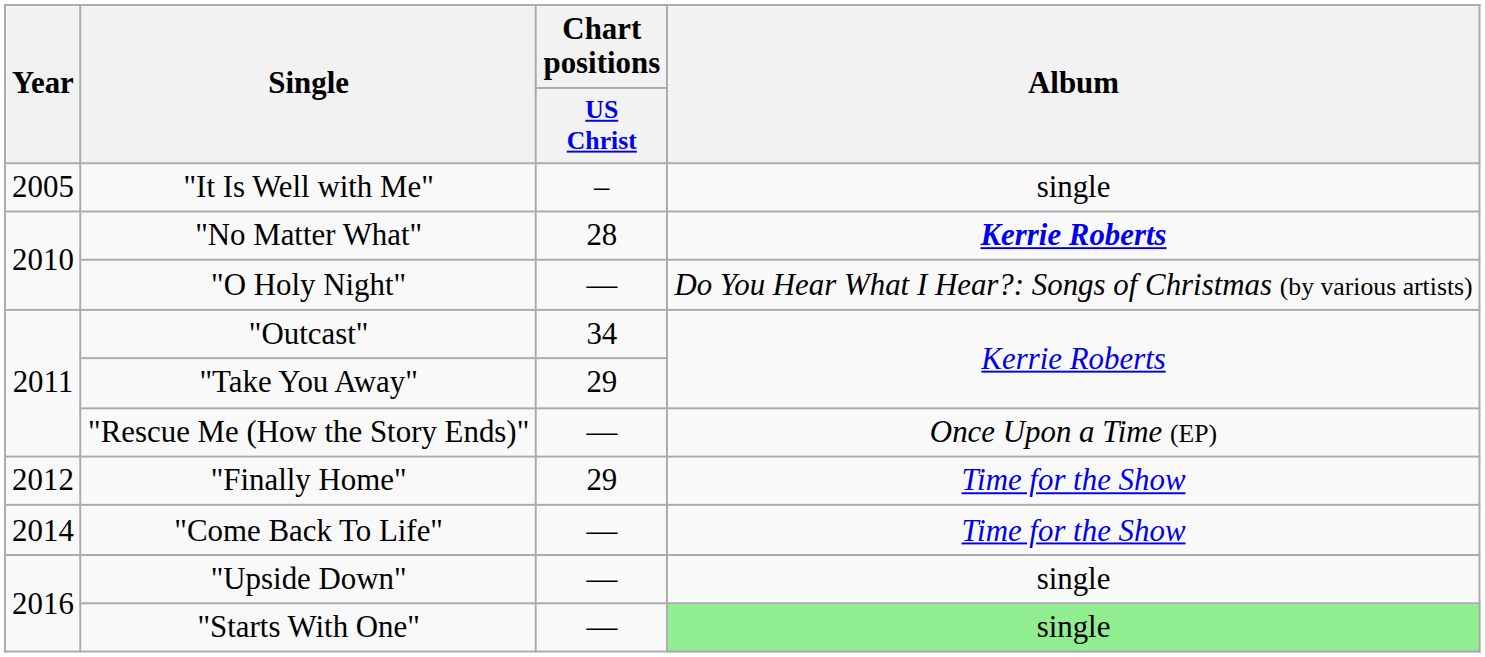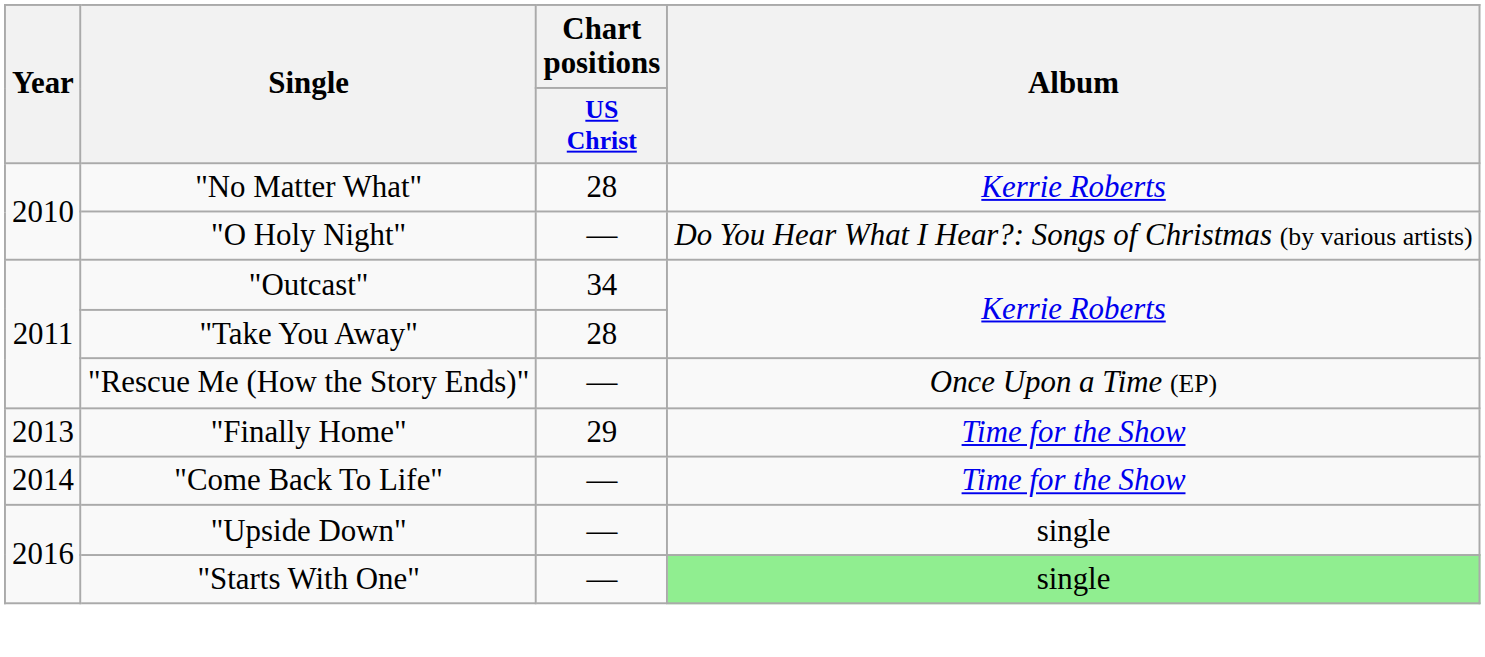- row: (309, 186)
(1074, 235) bold -> (1074, 186) normal
(602, 382) 29 -> (602, 333) 28
(43, 480) 2012 -> (43, 431) 2013
